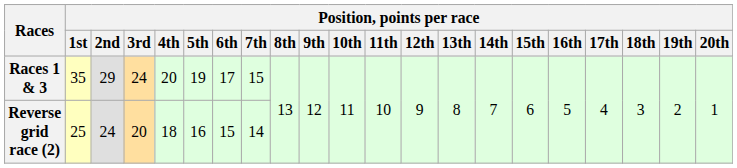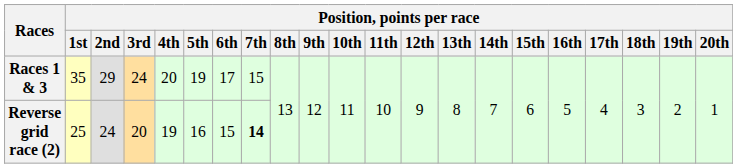(169, 132) 18 -> (169, 132) 19
(256, 132) normal -> (256, 132) bold
